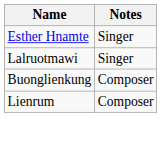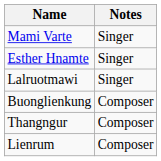+ row: (40, 36)
+ row: (37, 123)
